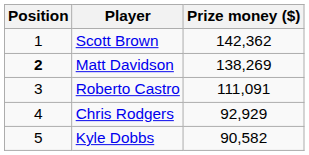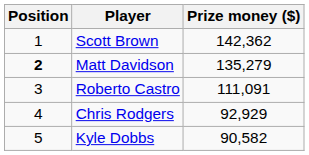(244, 65) 138,269 -> (244, 65) 135,279
